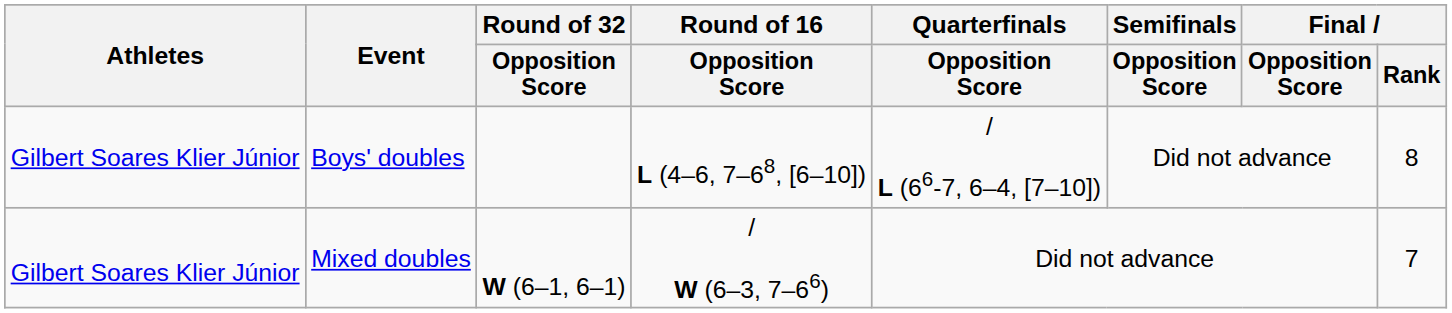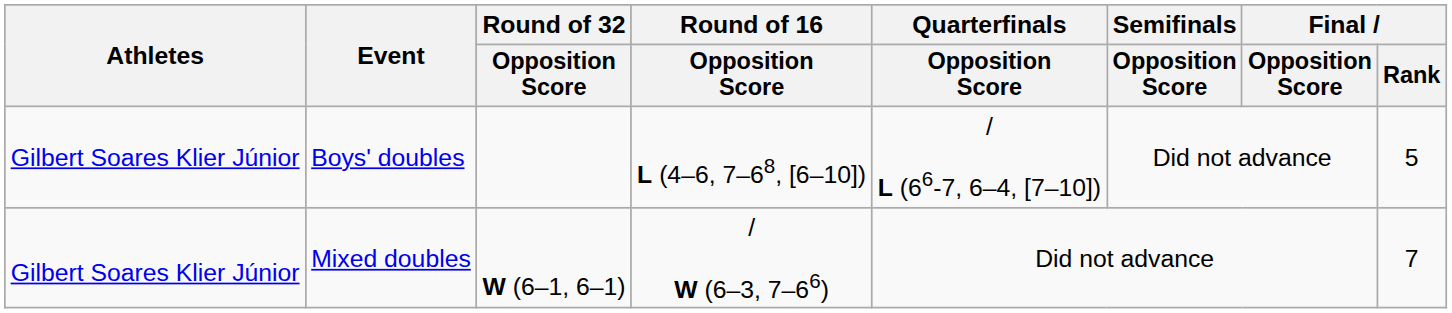(1412, 157) 8 -> (1412, 157) 5
